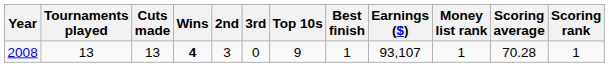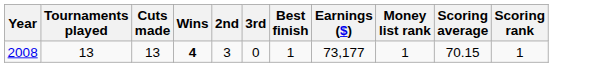- column: (298, 23)
(400, 52) 93,107 -> (344, 52) 73,177
(519, 52) 70.28 -> (463, 52) 70.15
